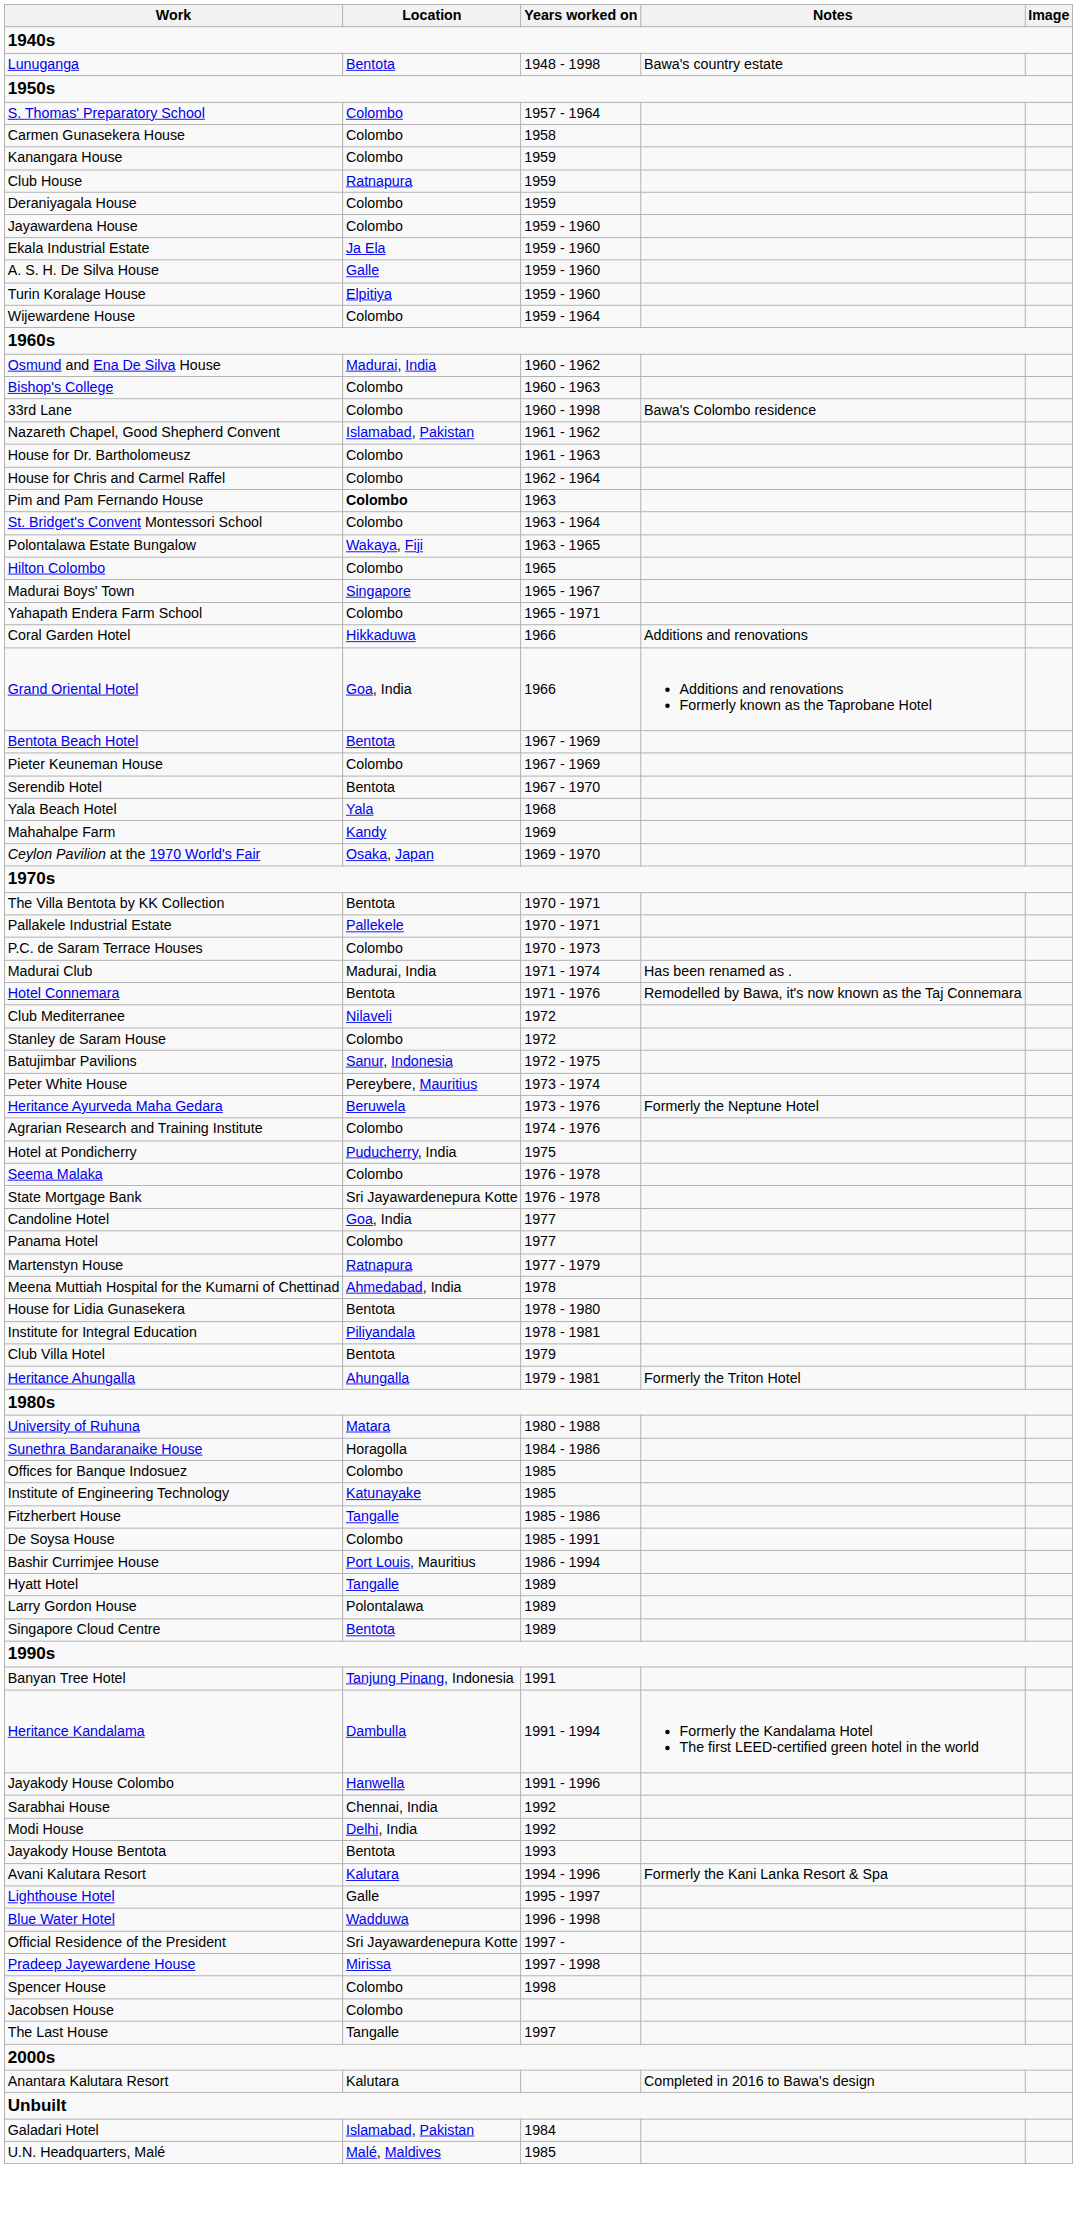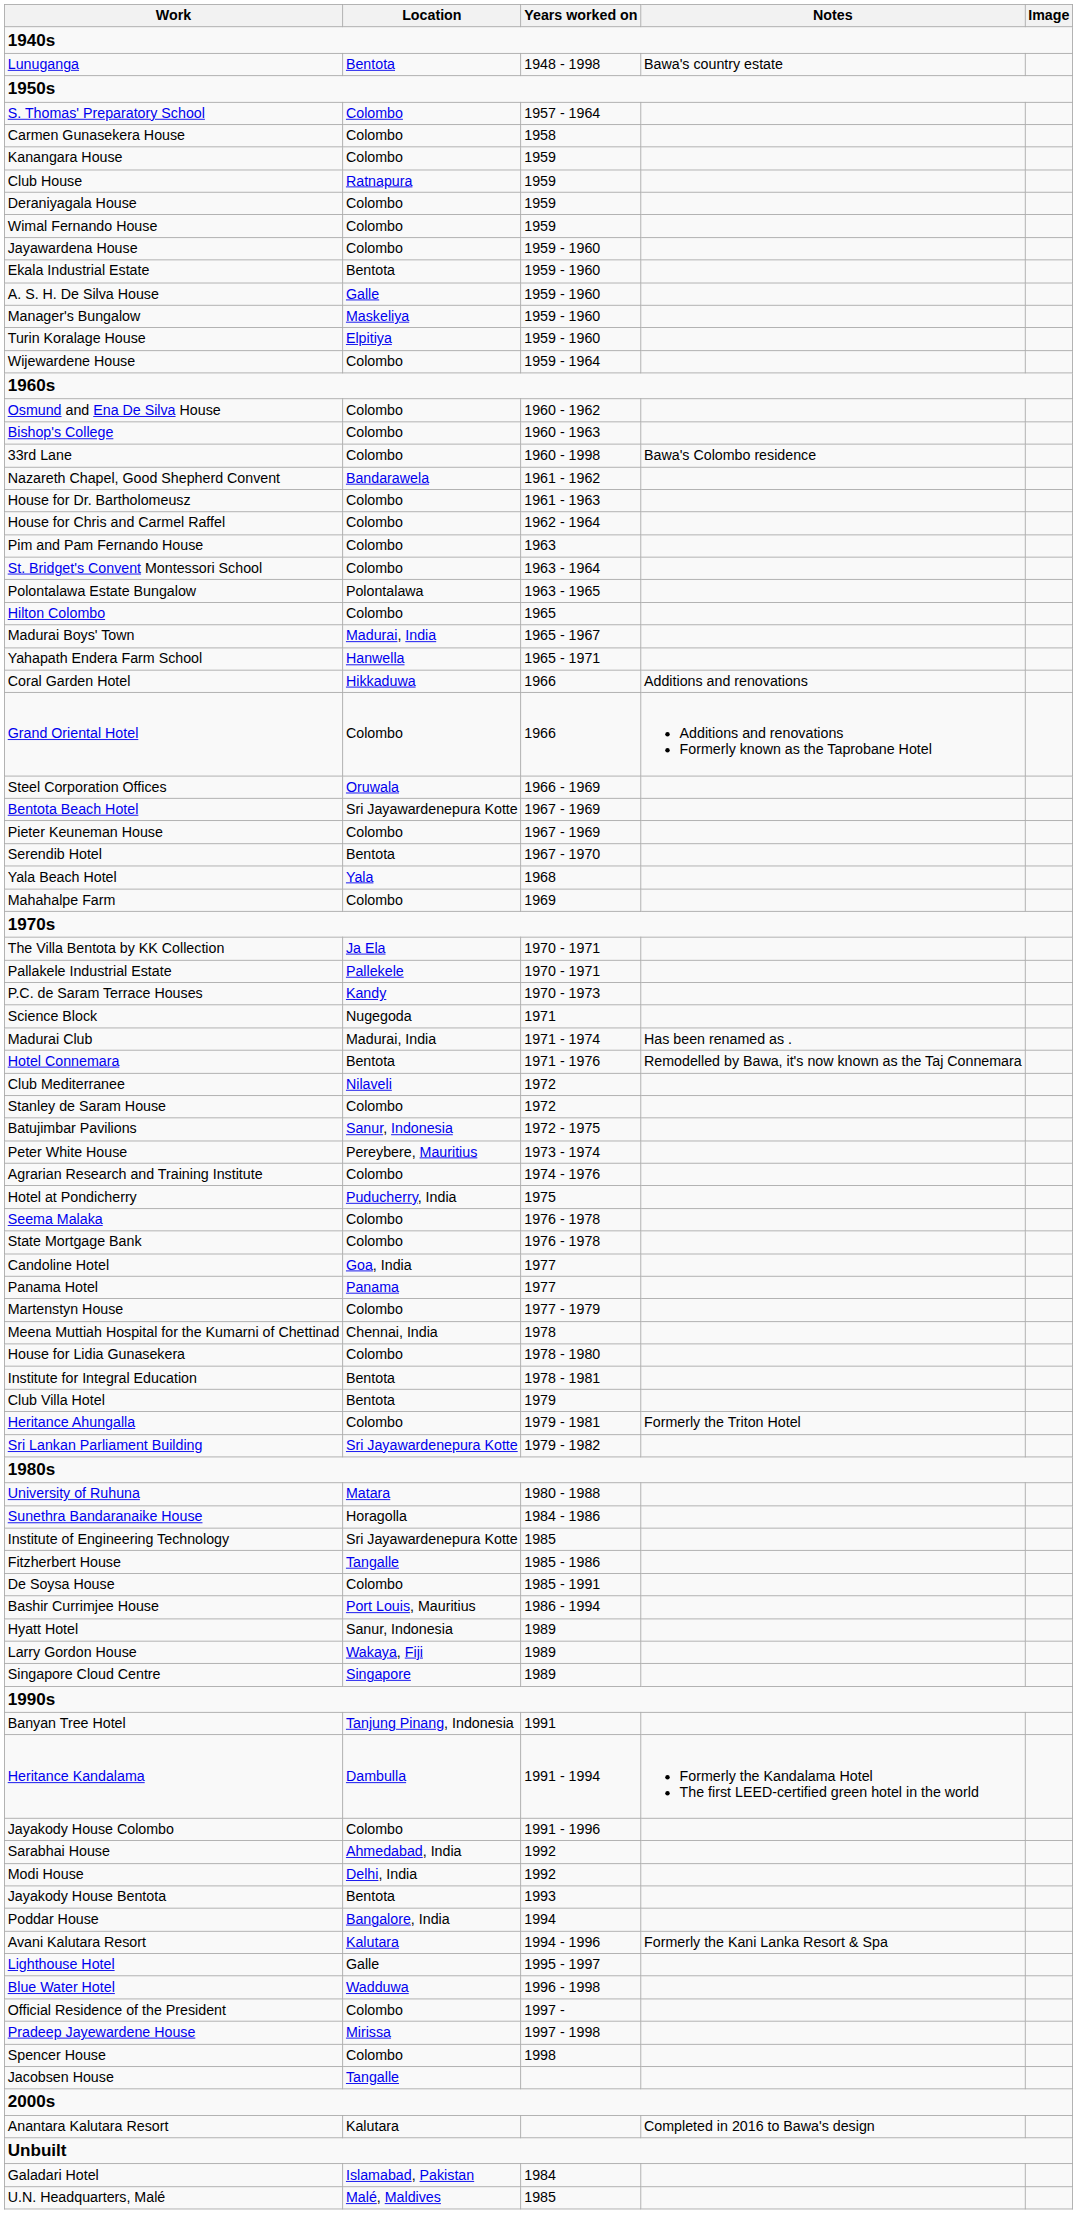+ row: (83, 226)
(366, 248) Ja Ela -> (370, 271) Bentota
+ row: (74, 316)
(391, 365) Madurai, India -> (374, 410) Colombo
(410, 432) Islamabad, Pakistan -> (388, 478) Bandarawela
(377, 500) bold -> (374, 545) normal
(384, 545) Wakaya, Fiji -> (385, 591) Polontalawa
(378, 591) Singapore -> (391, 636) Madurai, India
(374, 613) Colombo -> (375, 658) Hanwella
(379, 689) Goa, India -> (374, 734) Colombo
+ row: (87, 787)
(370, 741) Bentota -> (432, 809) Sri Jayawardenepura Kotte
(366, 832) Kandy -> (374, 900) Colombo
- row: (134, 854)
(370, 903) Bentota -> (366, 948) Ja Ela
(374, 948) Colombo -> (366, 993) Kandy
+ row: (52, 1016)
- row: (115, 1106)
(432, 1197) Sri Jayawardenepura Kotte -> (374, 1242) Colombo
(374, 1242) Colombo -> (372, 1287) Panama
(379, 1264) Ratnapura -> (374, 1310) Colombo
(404, 1287) Ahmedabad, India -> (392, 1332) Chennai, India
(370, 1310) Bentota -> (374, 1355) Colombo
(380, 1332) Piliyandala -> (370, 1377) Bentota
(378, 1377) Ahungalla -> (374, 1422) Colombo
+ row: (105, 1445)
- row: (97, 1471)
(384, 1494) Katunayake -> (432, 1539) Sri Jayawardenepura Kotte
(372, 1584) Tangalle -> (399, 1629) Sanur, Indonesia
(385, 1607) Polontalawa -> (384, 1652) Wakaya, Fiji
(370, 1629) Bentota -> (378, 1674) Singapore
(375, 1784) Hanwella -> (374, 1829) Colombo
(392, 1806) Chennai, India -> (404, 1851) Ahmedabad, India
+ row: (53, 1919)
(432, 1942) Sri Jayawardenepura Kotte -> (374, 2010) Colombo
(374, 2010) Colombo -> (372, 2077) Tangalle
- row: (58, 2032)
